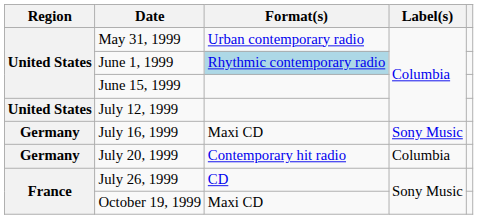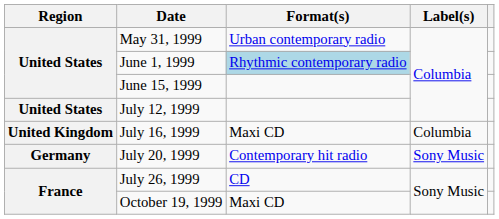(50, 132) Germany -> (60, 132) United Kingdom
(427, 132) Sony Music -> (442, 132) Columbia
(421, 156) Columbia -> (449, 156) Sony Music
